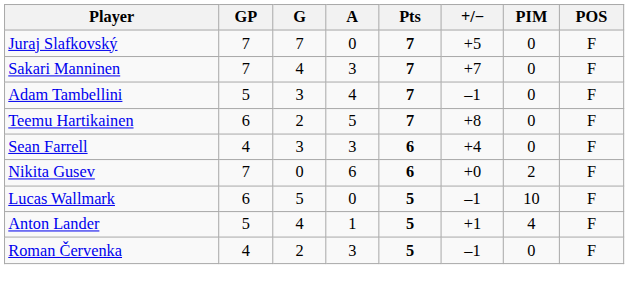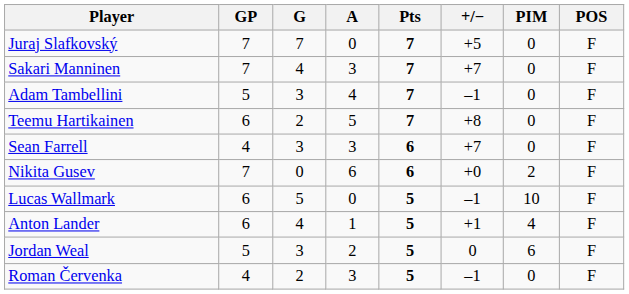(473, 146) +4 -> (473, 146) +7
(246, 224) 5 -> (246, 224) 6
+ row: (48, 250)
